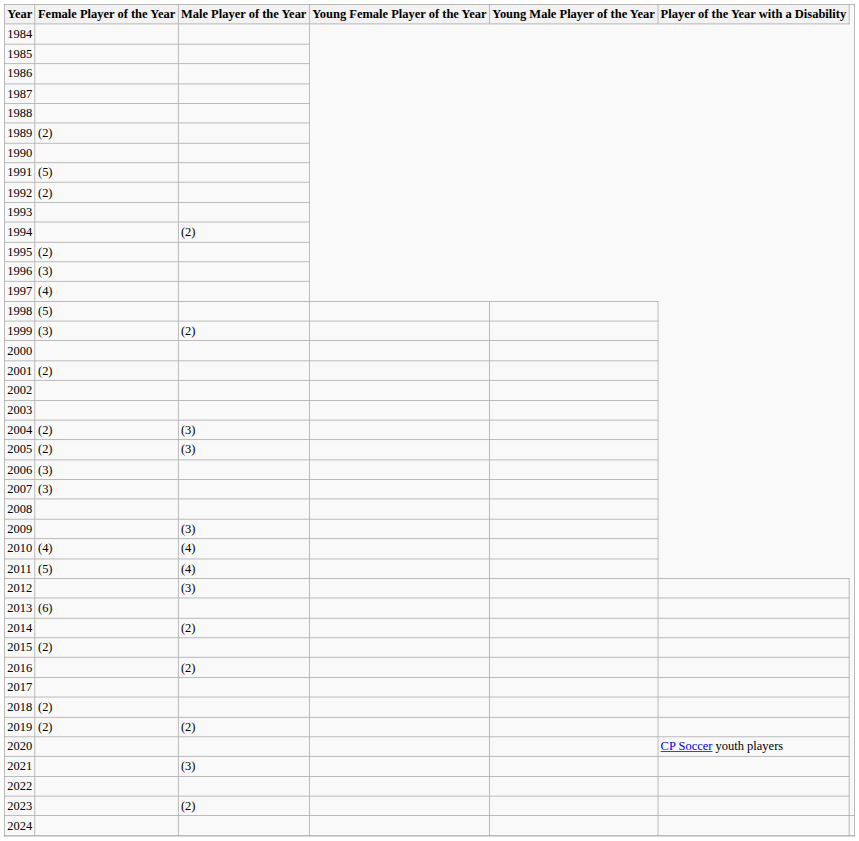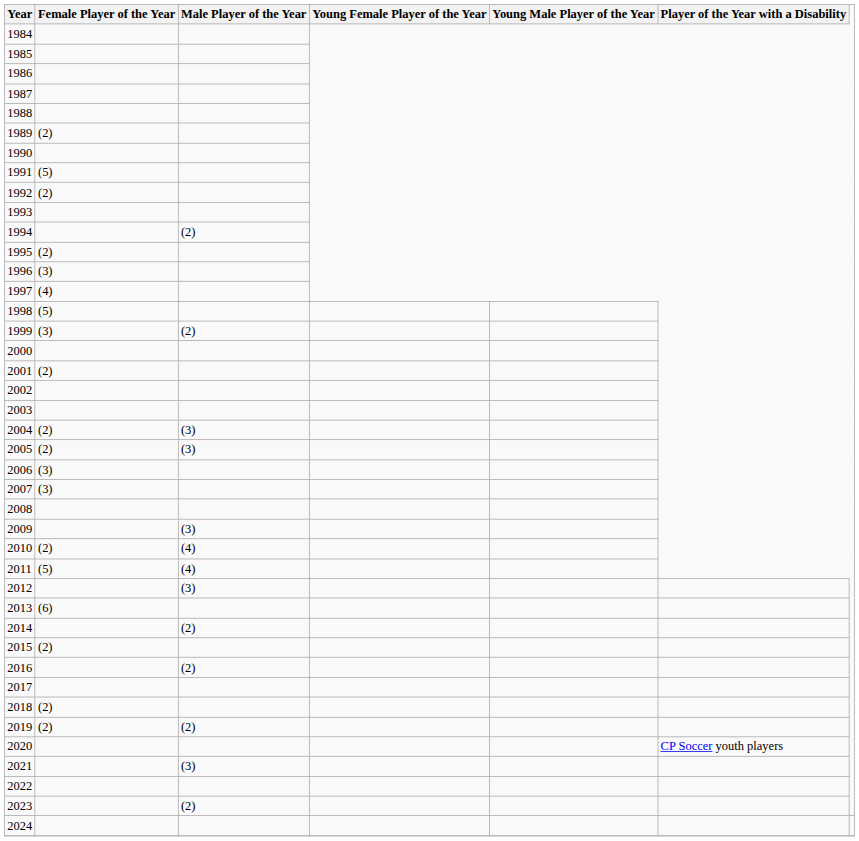(45, 548) (4) -> (45, 548) (2)
